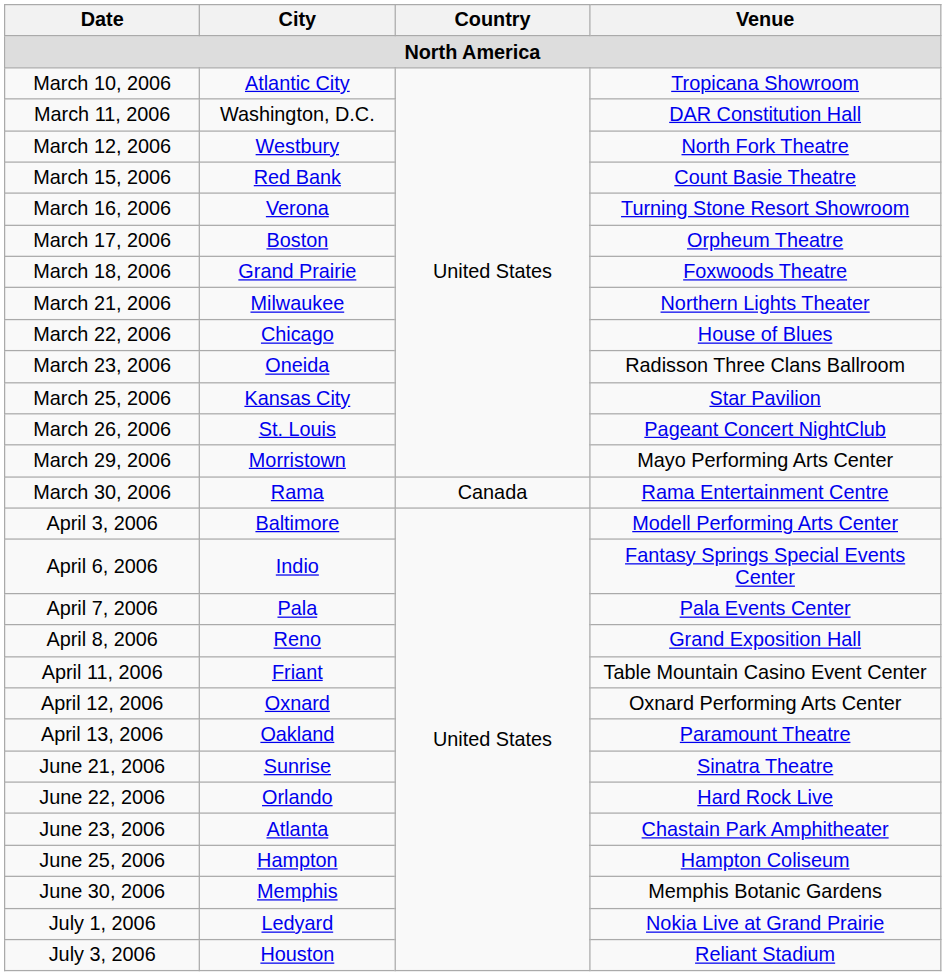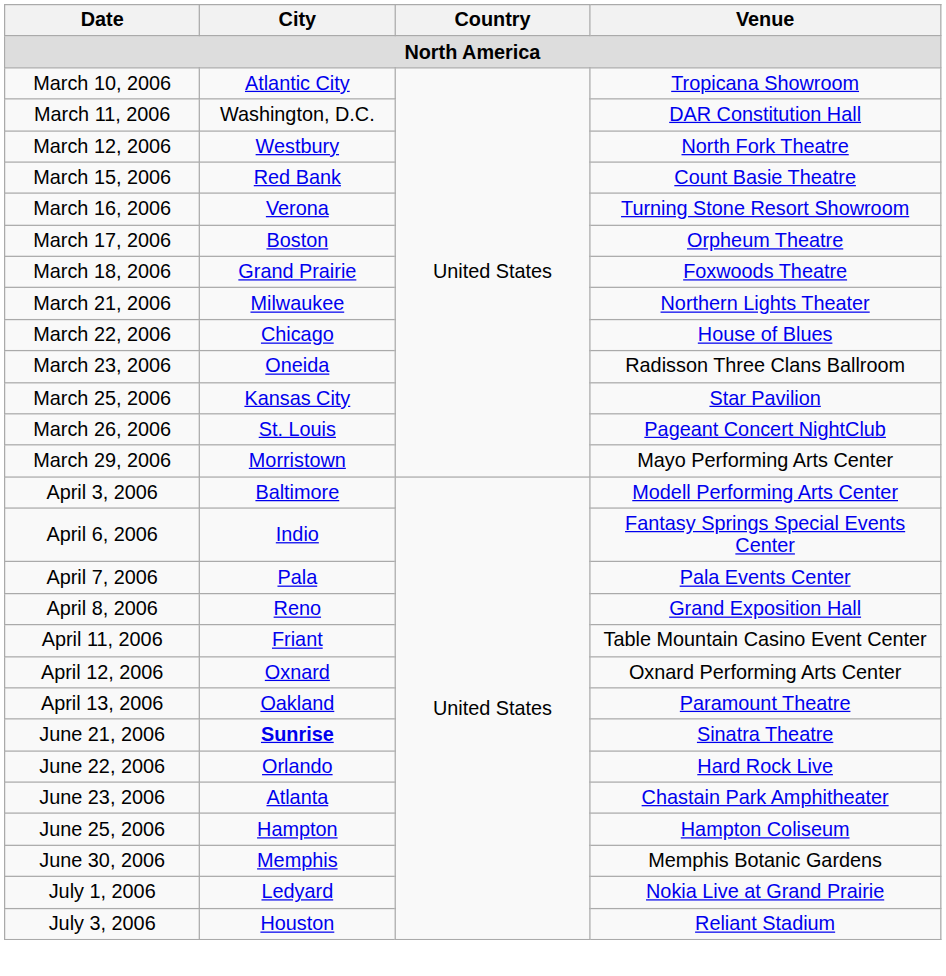- row: (102, 492)
(297, 766) normal -> (297, 734) bold
